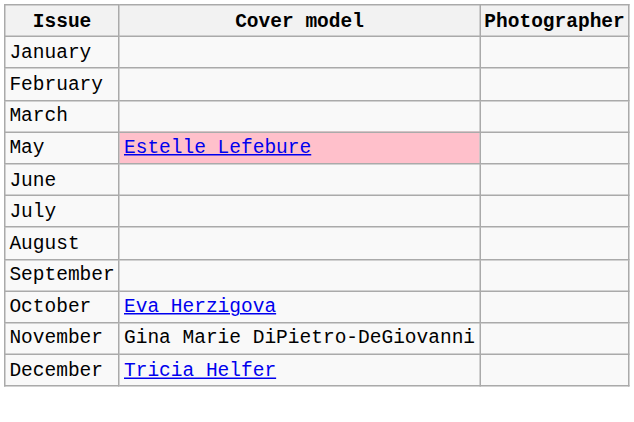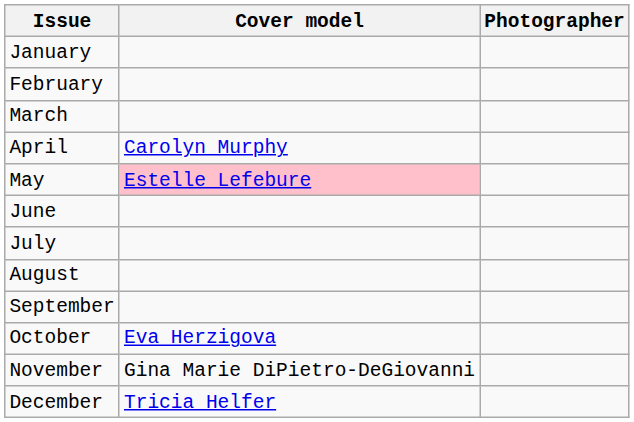+ row: (39, 148)
